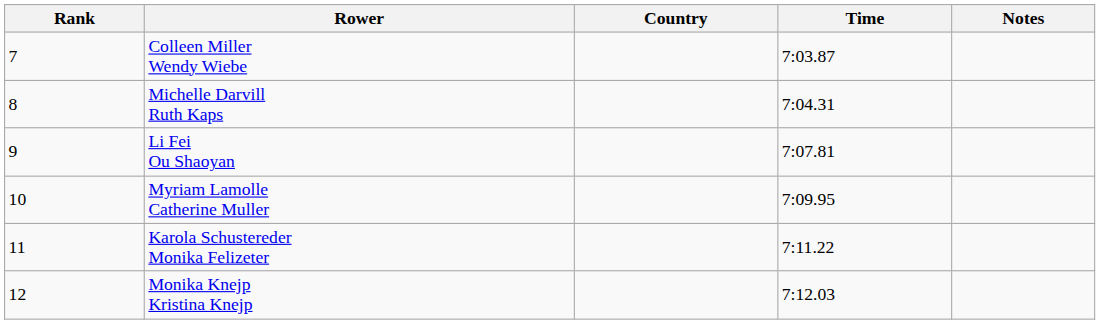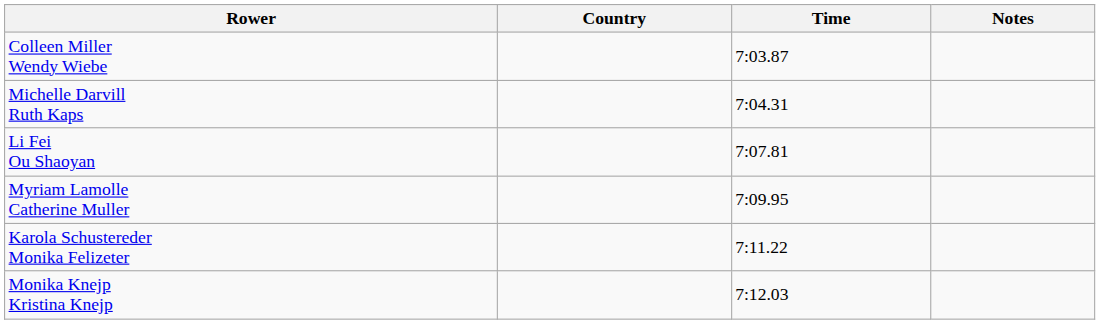- column: (74, 18)
